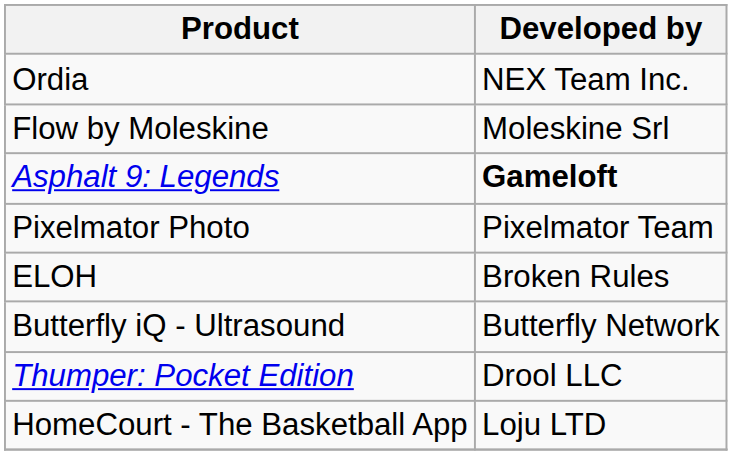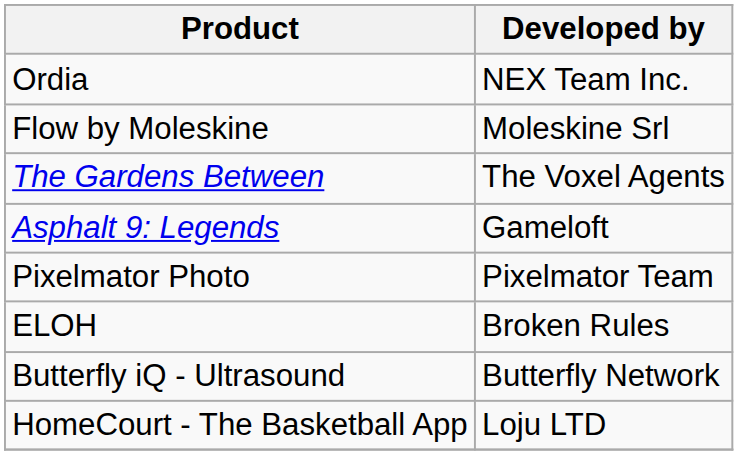+ row: (168, 177)
(550, 177) bold -> (545, 227) normal
- row: (183, 375)
